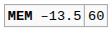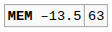(96, 16) 60 -> (96, 16) 63
